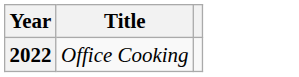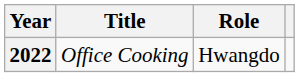+ column: (239, 21)
